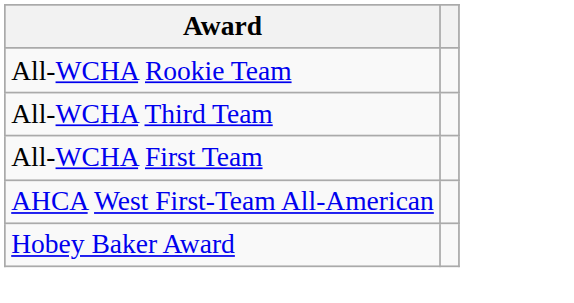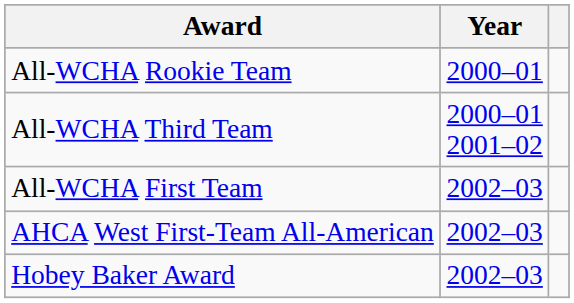+ column: (495, 26)
